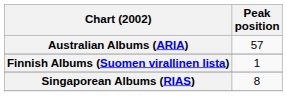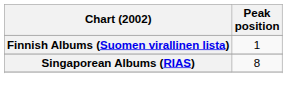- row: (118, 44)
